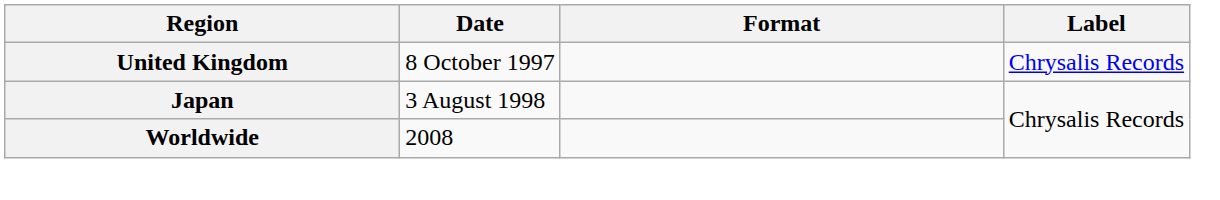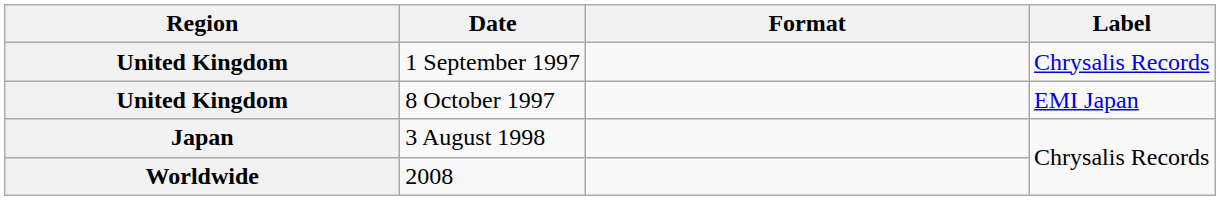+ row: (493, 61)
(1096, 61) Chrysalis Records -> (1086, 99) EMI Japan
